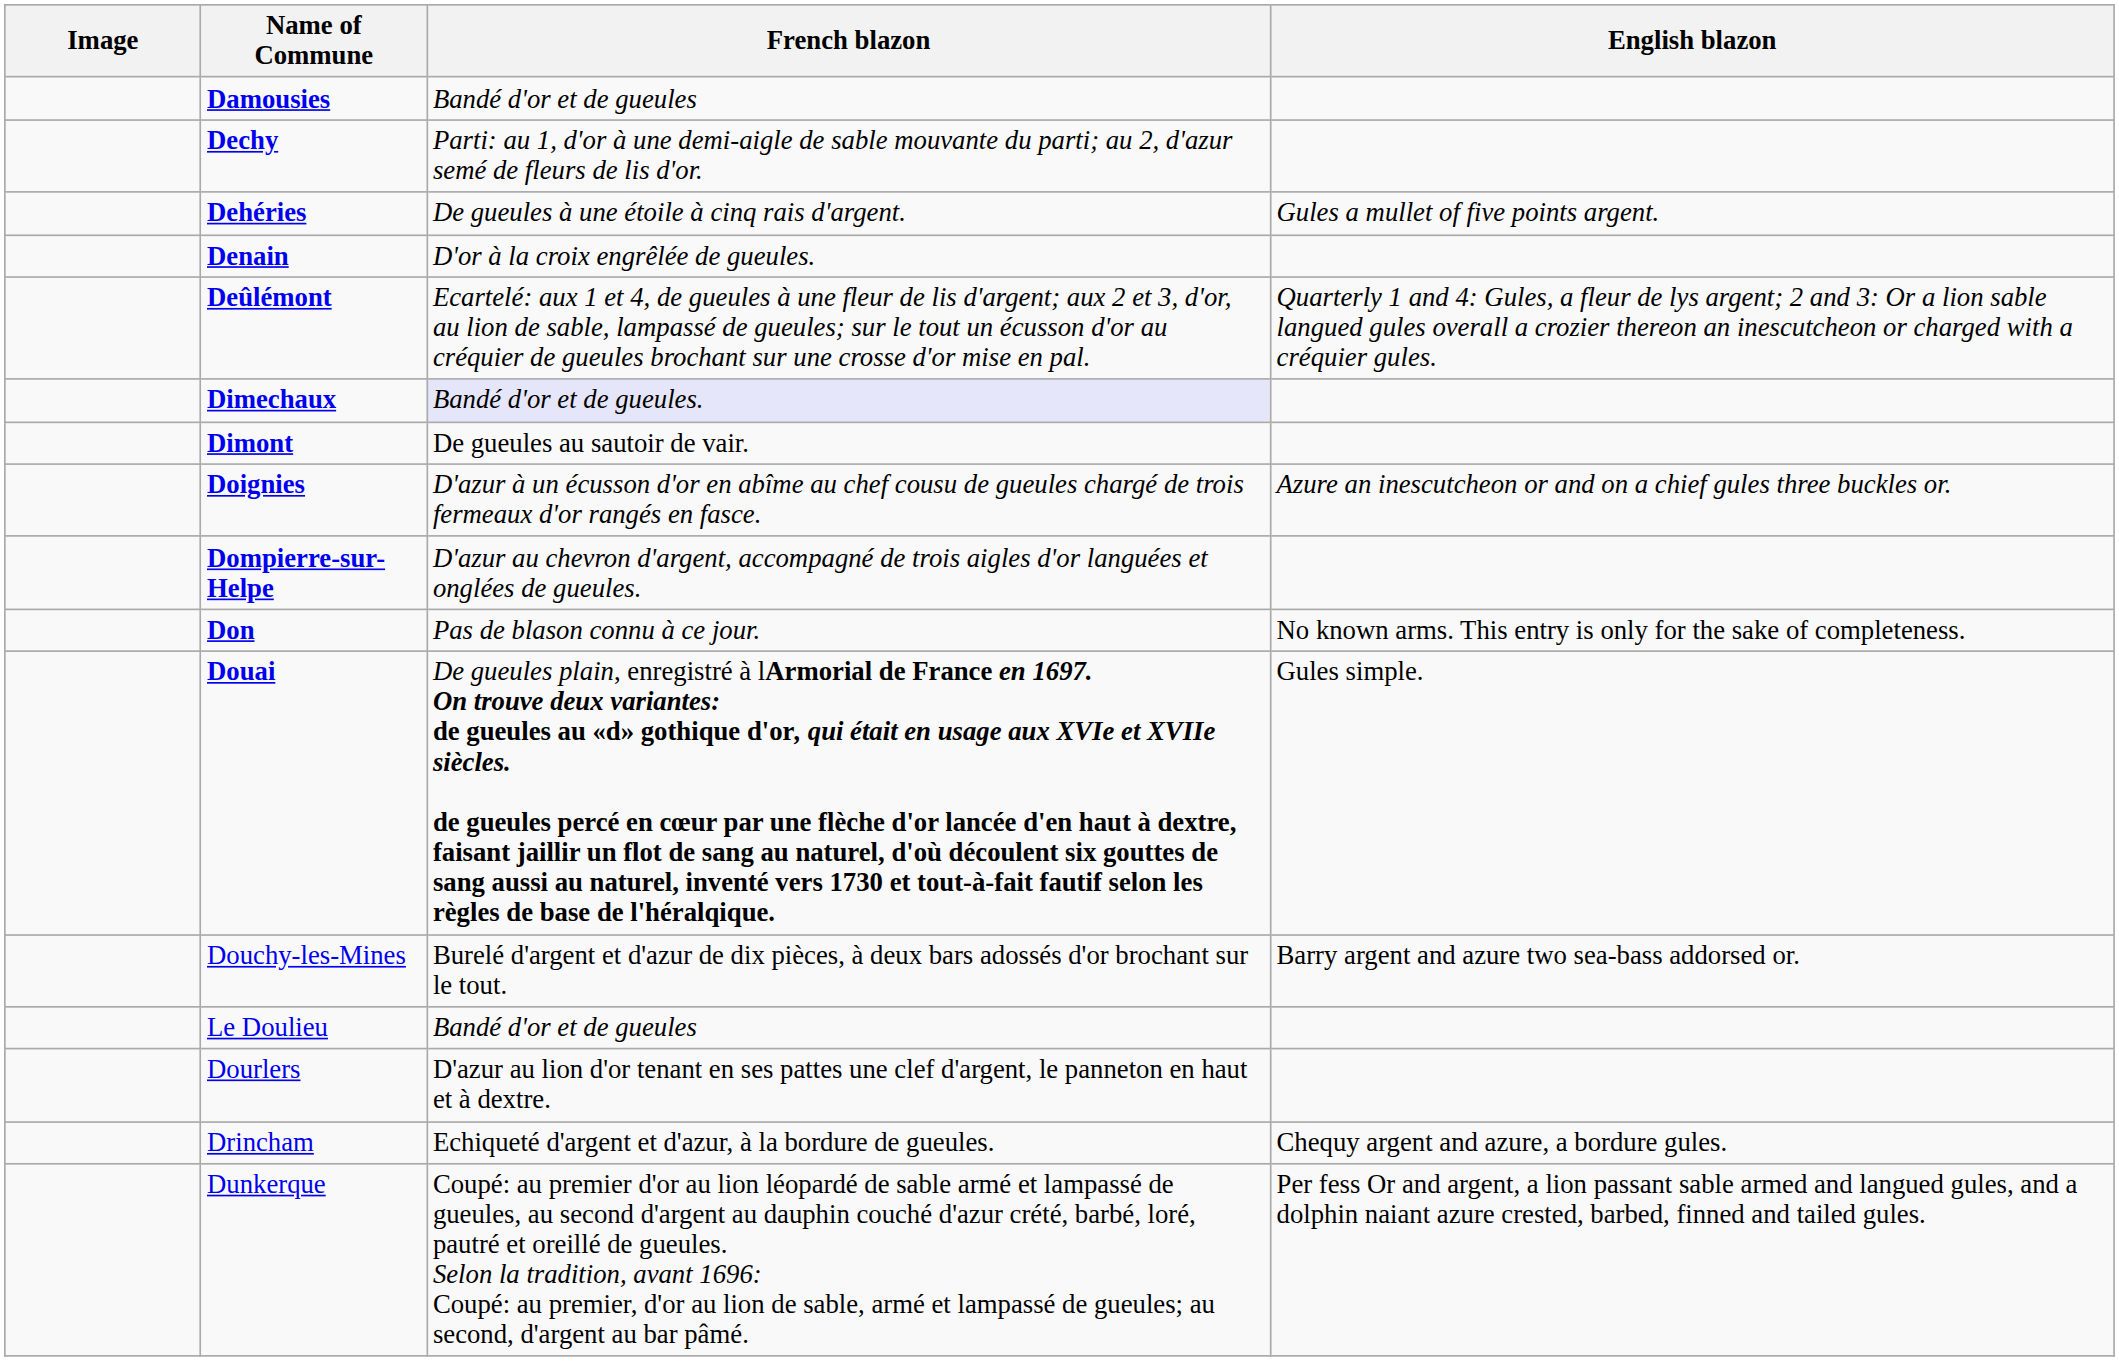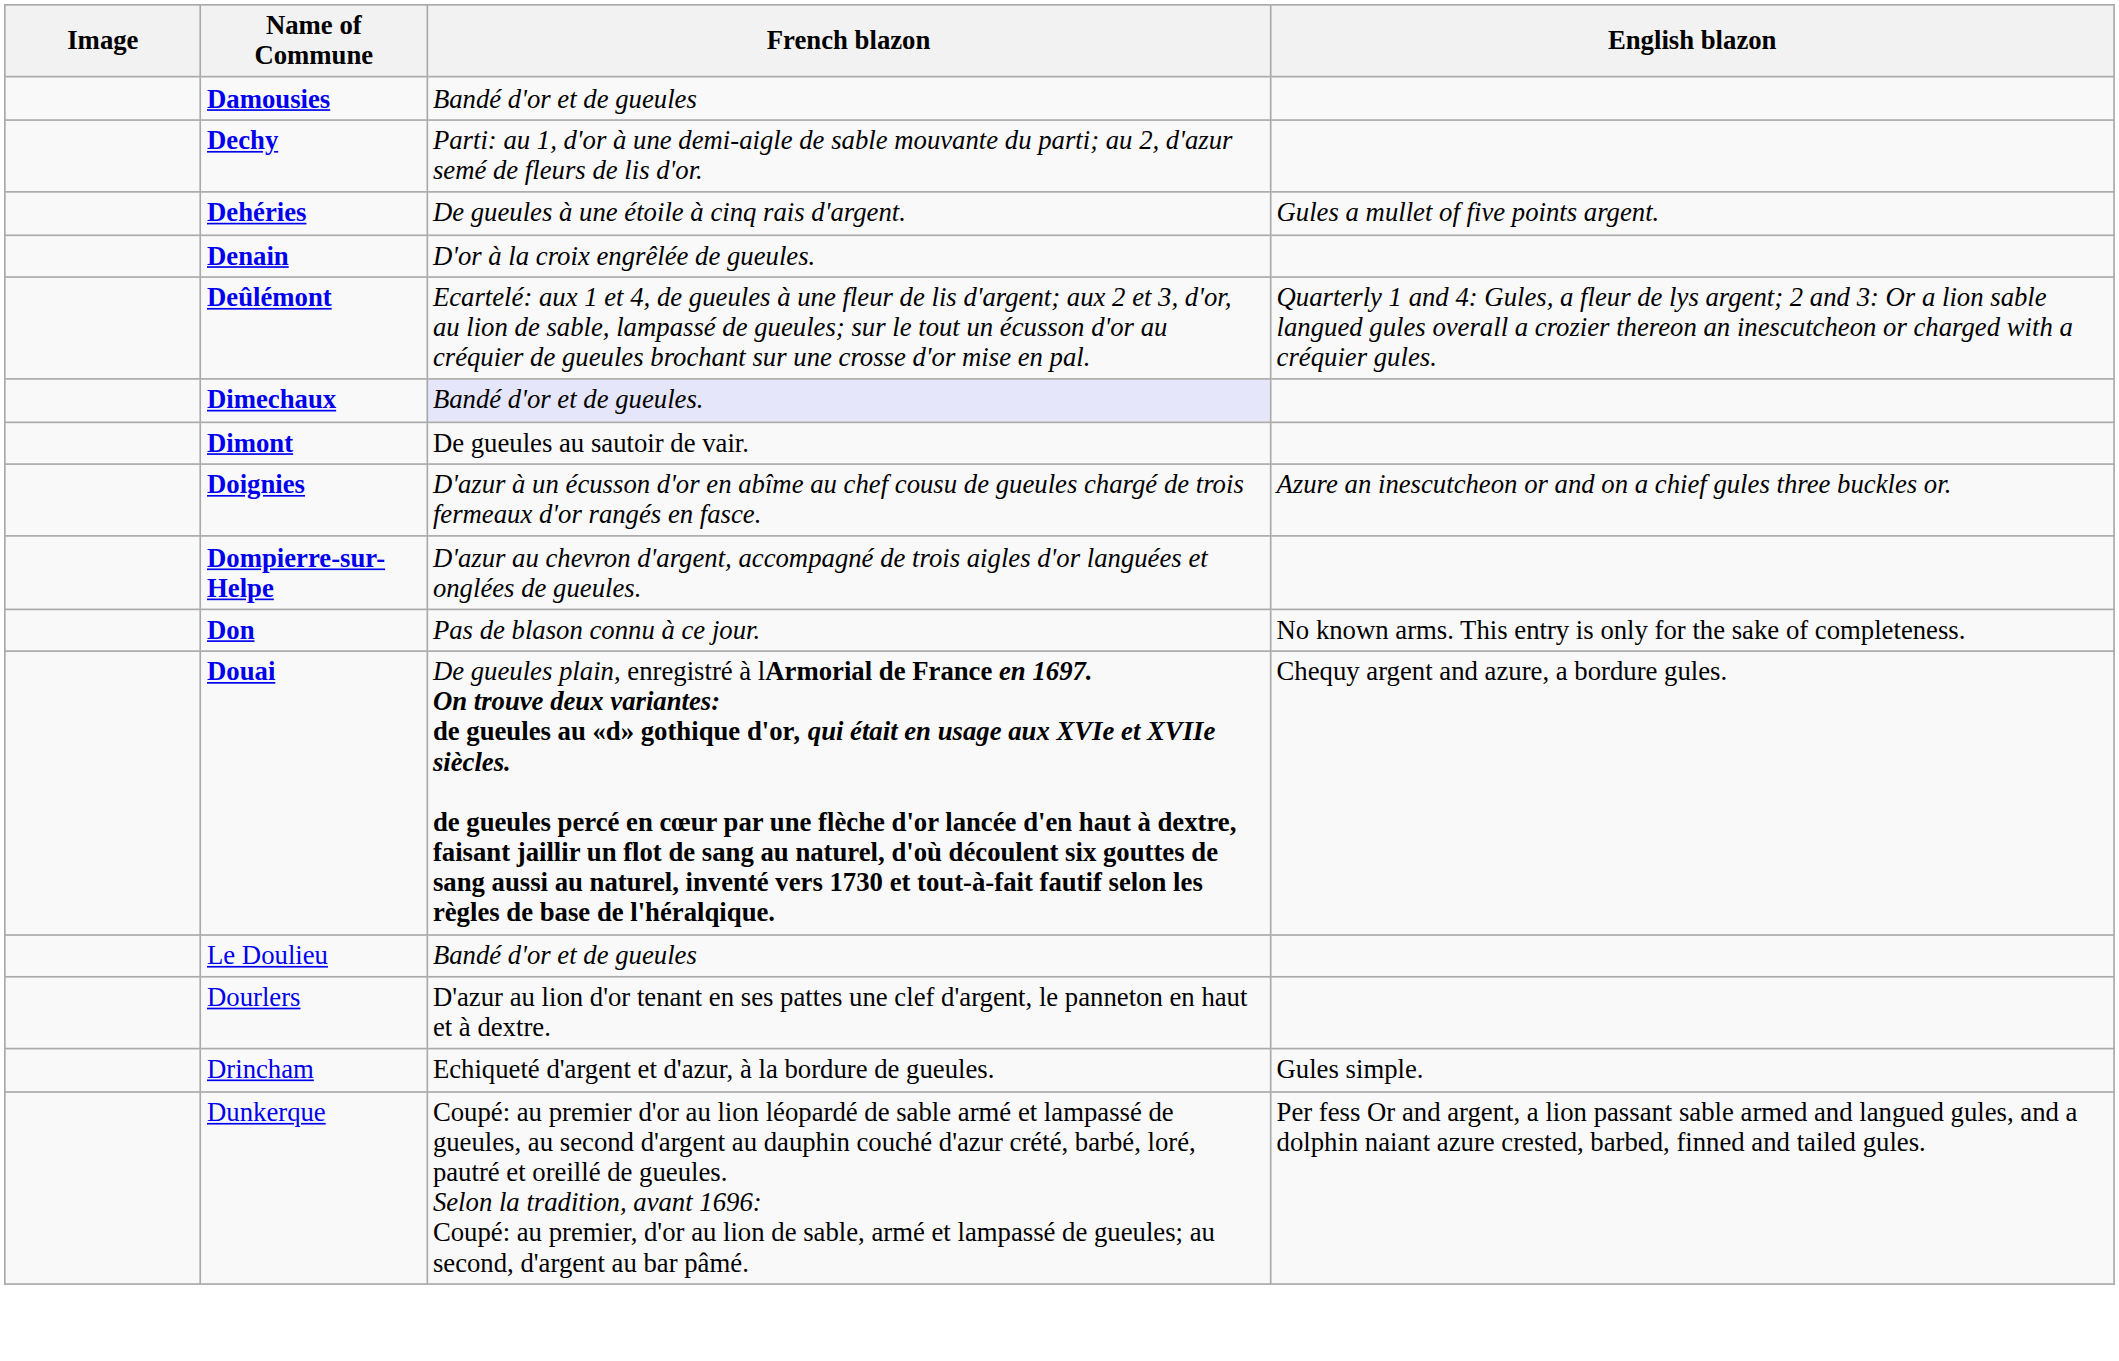(1350, 672) Gules simple. -> (1502, 672) Chequy argent and azure, a bordure gules.
- row: (306, 955)
(1502, 1142) Chequy argent and azure, a bordure gules. -> (1350, 1069) Gules simple.
